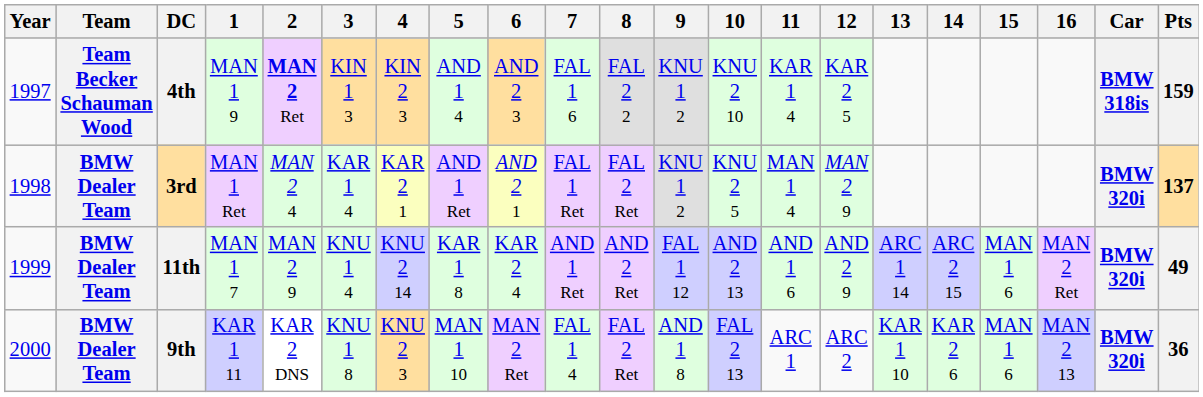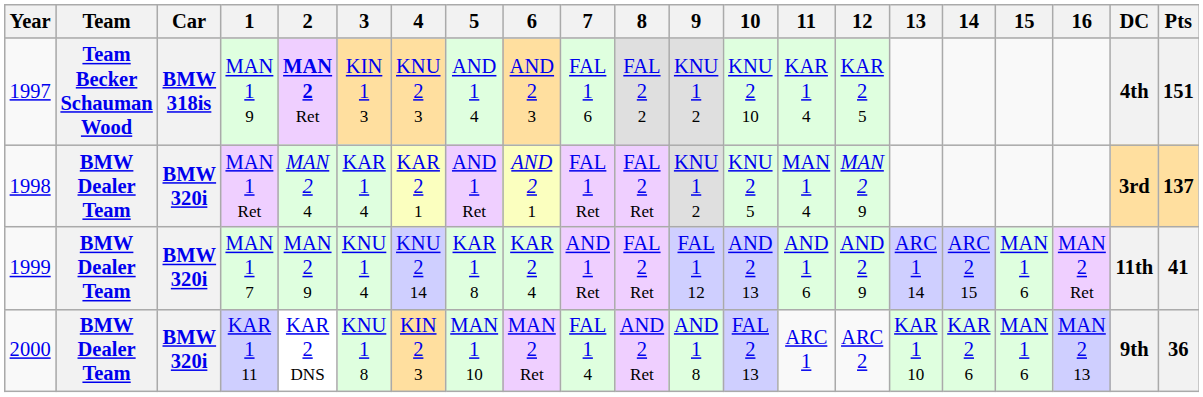columns swapped: (1127, 21) <-> (181, 21)
(403, 90) KIN 2 3 -> (418, 90) KNU 2 3
(1178, 91) 159 -> (1178, 91) 151
(626, 266) AND 2 Ret -> (642, 266) FAL 2 Ret
(1178, 267) 49 -> (1178, 267) 41
(403, 349) KNU 2 3 -> (418, 349) KIN 2 3
(626, 349) FAL 2 Ret -> (642, 349) AND 2 Ret
